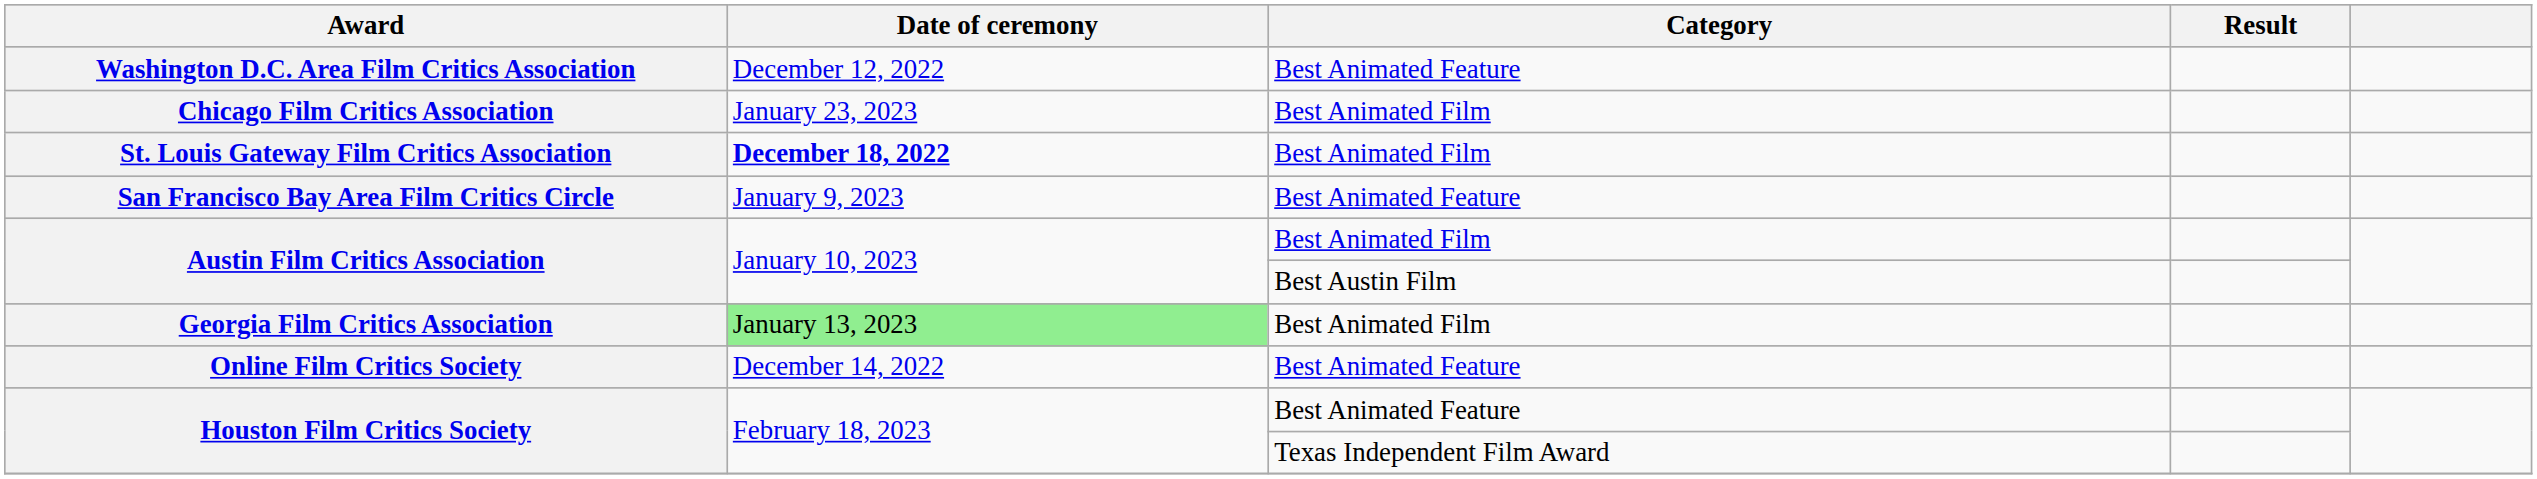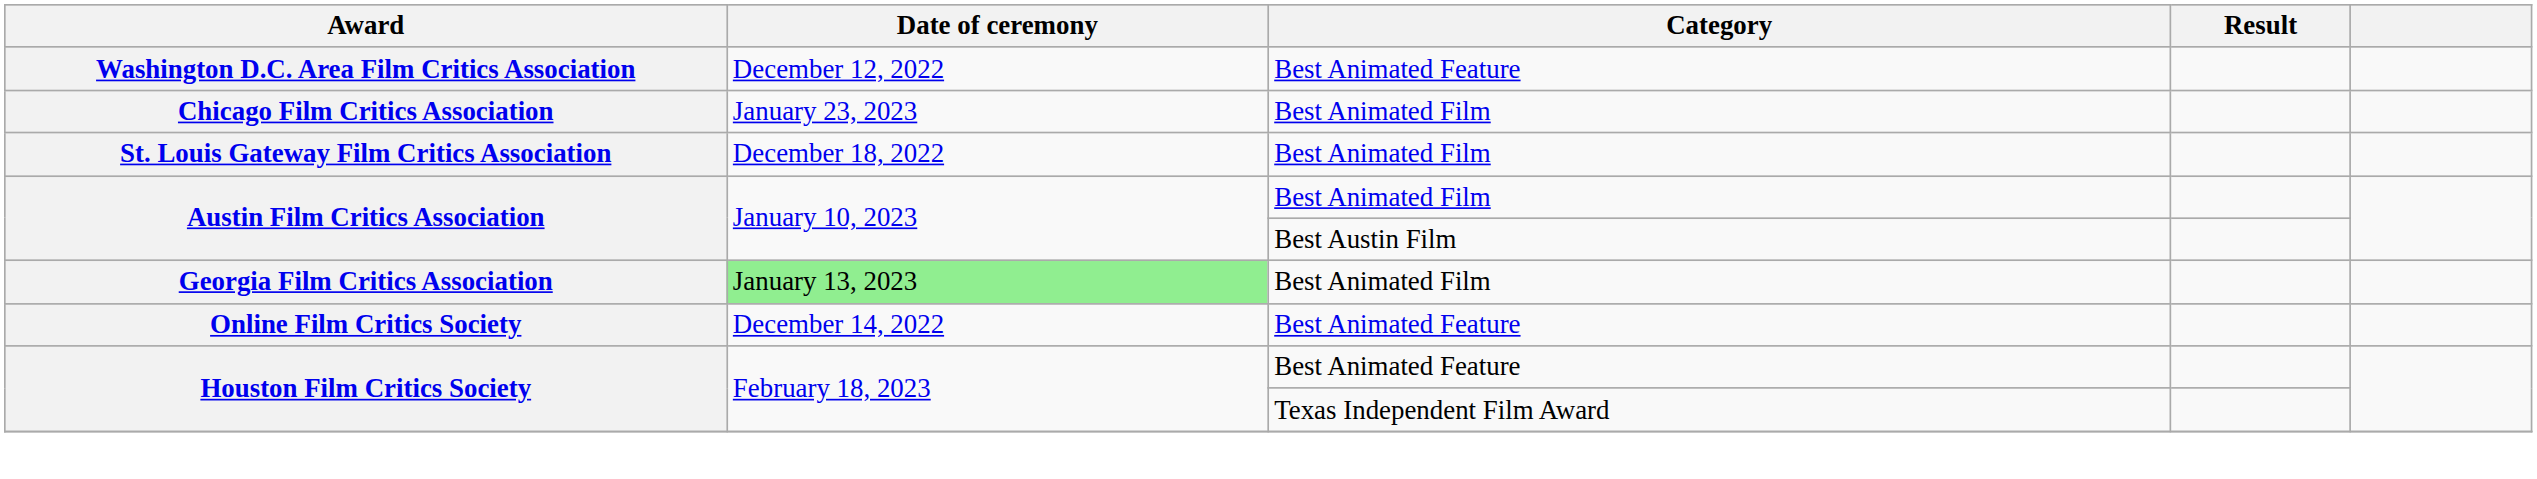(841, 153) bold -> (838, 153) normal
- row: (366, 196)
